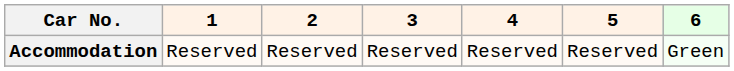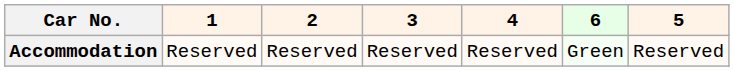columns swapped: (613, 20) <-> (696, 20)
